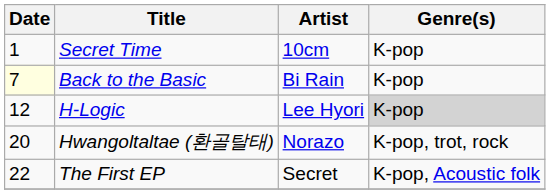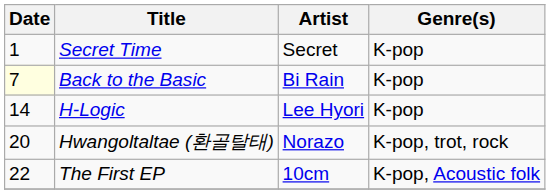(306, 49) 10cm -> (310, 49) Secret
(20, 110) 12 -> (20, 110) 14
(398, 110) lightgrey background -> (398, 110) no background
(310, 174) Secret -> (306, 174) 10cm
